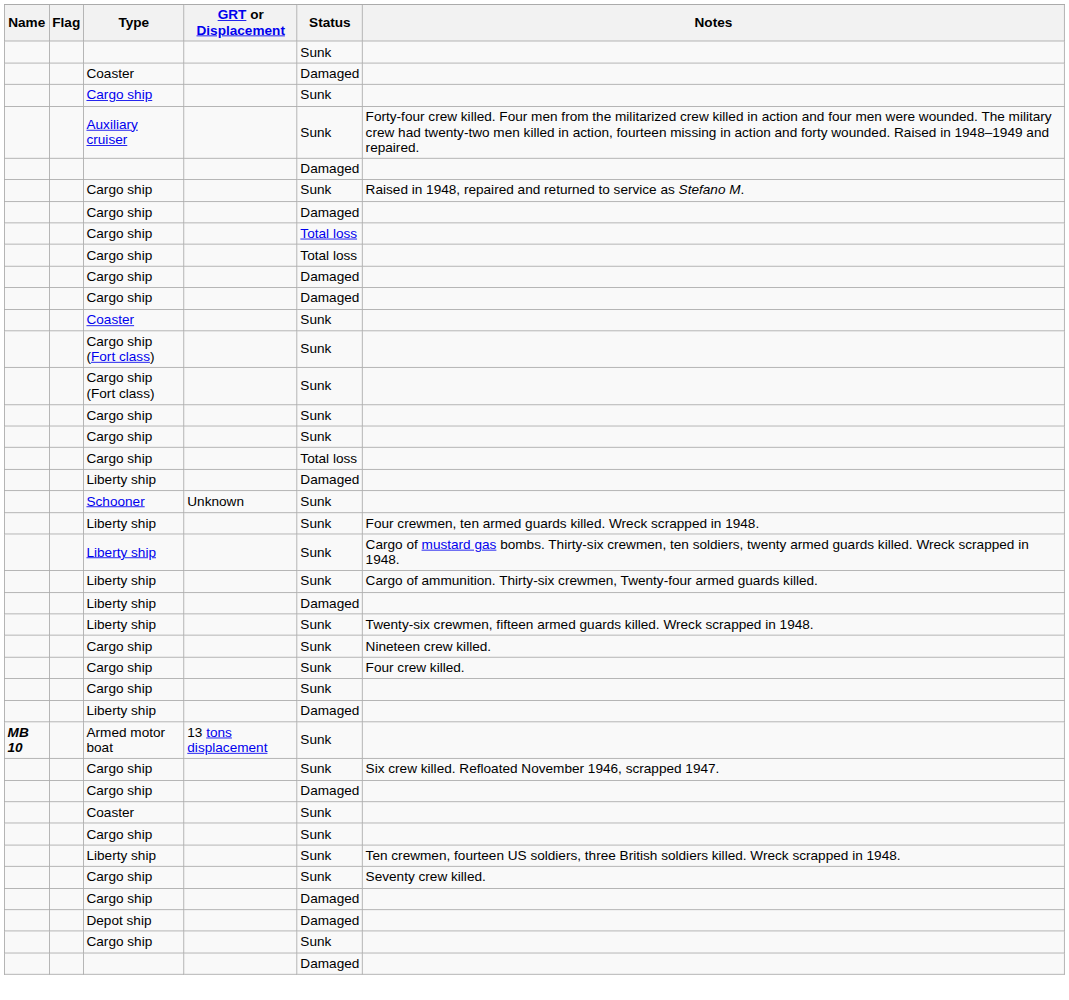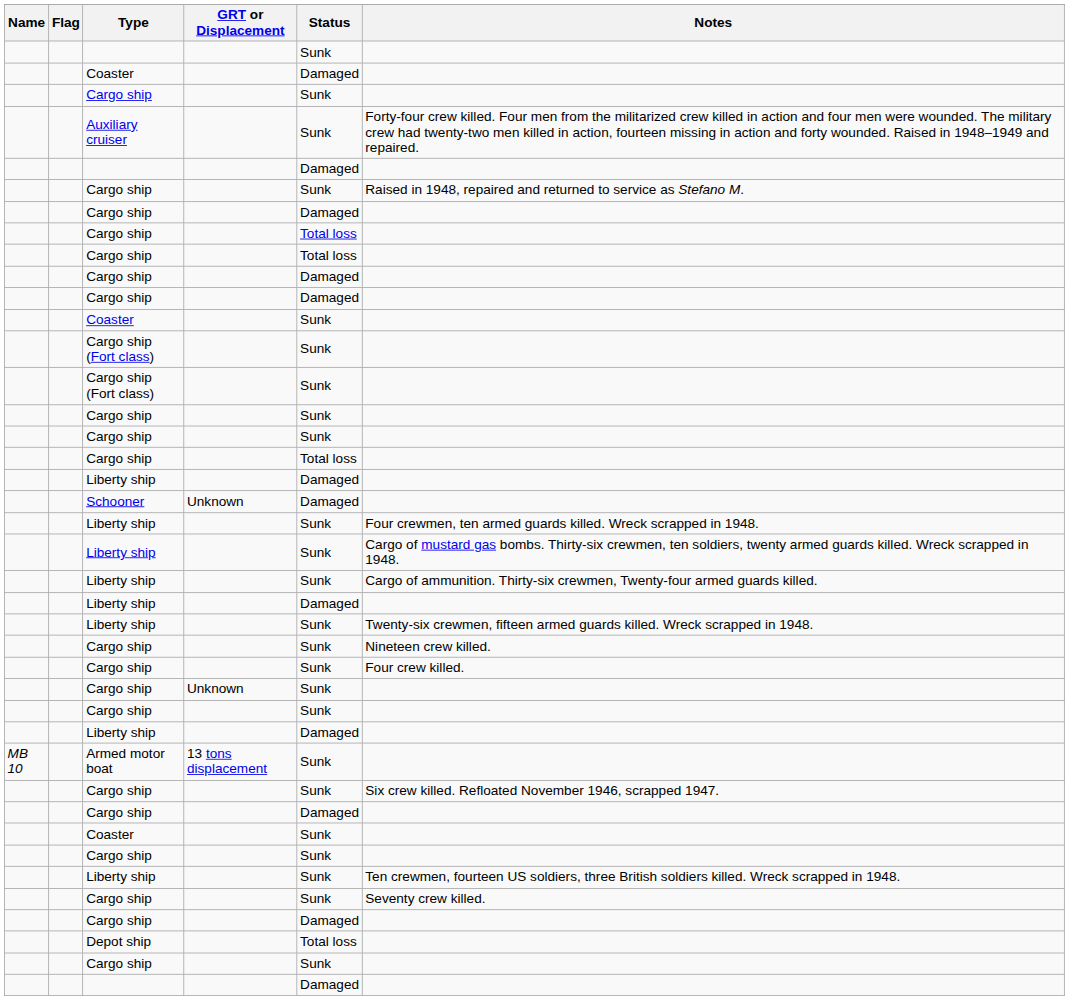(316, 501) Sunk -> (330, 501) Damaged
+ row: (119, 689)
(18, 740) bold -> (18, 761) normal
(330, 920) Damaged -> (328, 941) Total loss
